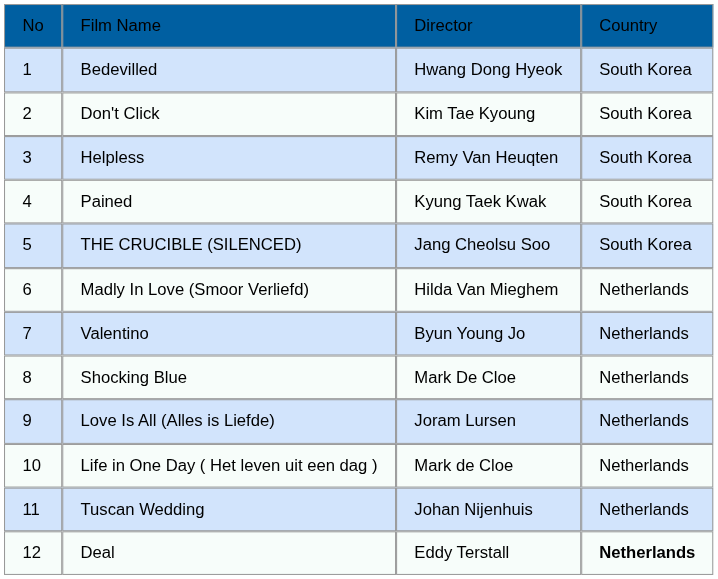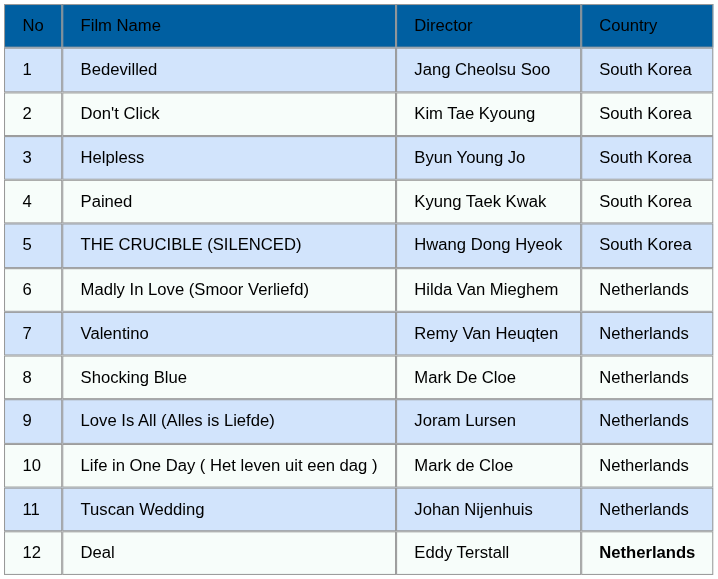(488, 69) Hwang Dong Hyeok -> (482, 69) Jang Cheolsu Soo
(486, 157) Remy Van Heuqten -> (470, 157) Byun Young Jo
(482, 245) Jang Cheolsu Soo -> (488, 245) Hwang Dong Hyeok
(470, 333) Byun Young Jo -> (486, 333) Remy Van Heuqten
